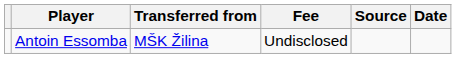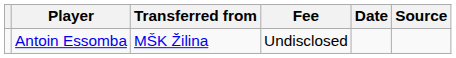columns swapped: (431, 16) <-> (381, 16)
